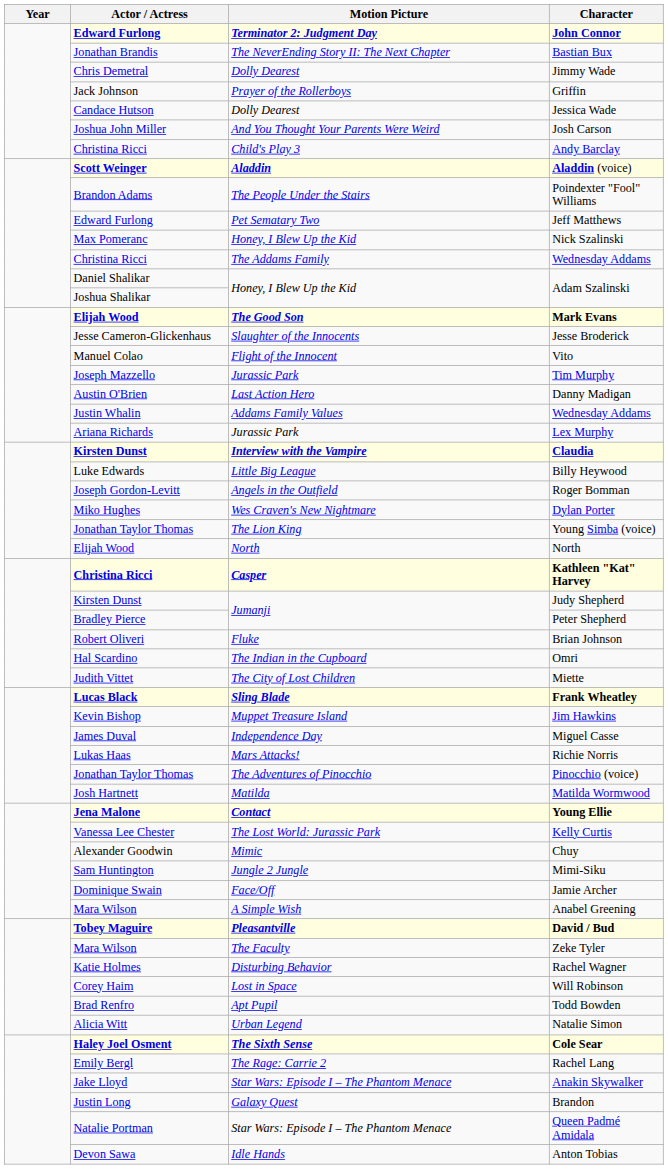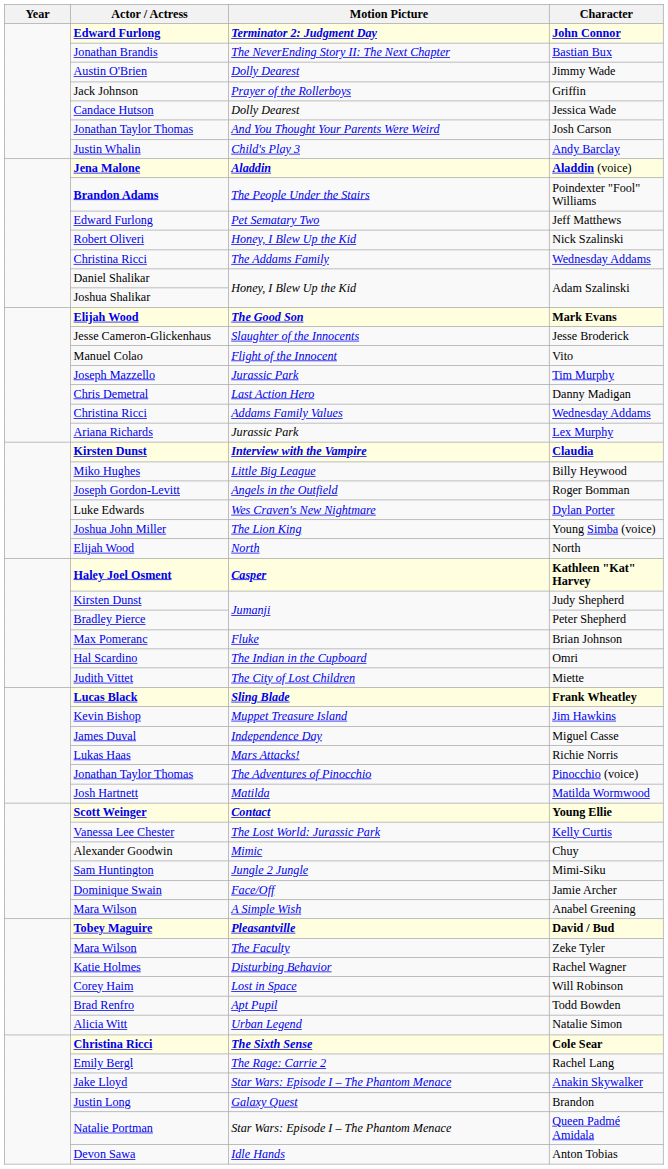(111, 71) Chris Demetral -> (110, 71) Austin O'Brien
(120, 129) Joshua John Miller -> (133, 129) Jonathan Taylor Thomas
(110, 149) Christina Ricci -> (107, 149) Justin Whalin
(110, 168) Scott Weinger -> (107, 168) Jena Malone
(113, 194) normal -> (116, 194) bold
(111, 239) Max Pomeranc -> (109, 239) Robert Oliveri
(110, 394) Austin O'Brien -> (111, 394) Chris Demetral
(107, 413) Justin Whalin -> (110, 413) Christina Ricci
(109, 471) Luke Edwards -> (107, 471) Miko Hughes
(107, 509) Miko Hughes -> (109, 509) Luke Edwards
(133, 529) Jonathan Taylor Thomas -> (120, 529) Joshua John Miller
(113, 574) Christina Ricci -> (123, 574) Haley Joel Osment
(109, 639) Robert Oliveri -> (111, 639) Max Pomeranc
(107, 812) Jena Malone -> (110, 812) Scott Weinger
(123, 1044) Haley Joel Osment -> (113, 1044) Christina Ricci
